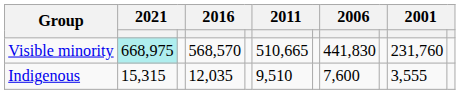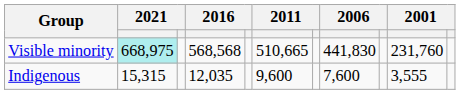(215, 50) 568,570 -> (215, 50) 568,568
(274, 76) 9,510 -> (274, 76) 9,600
